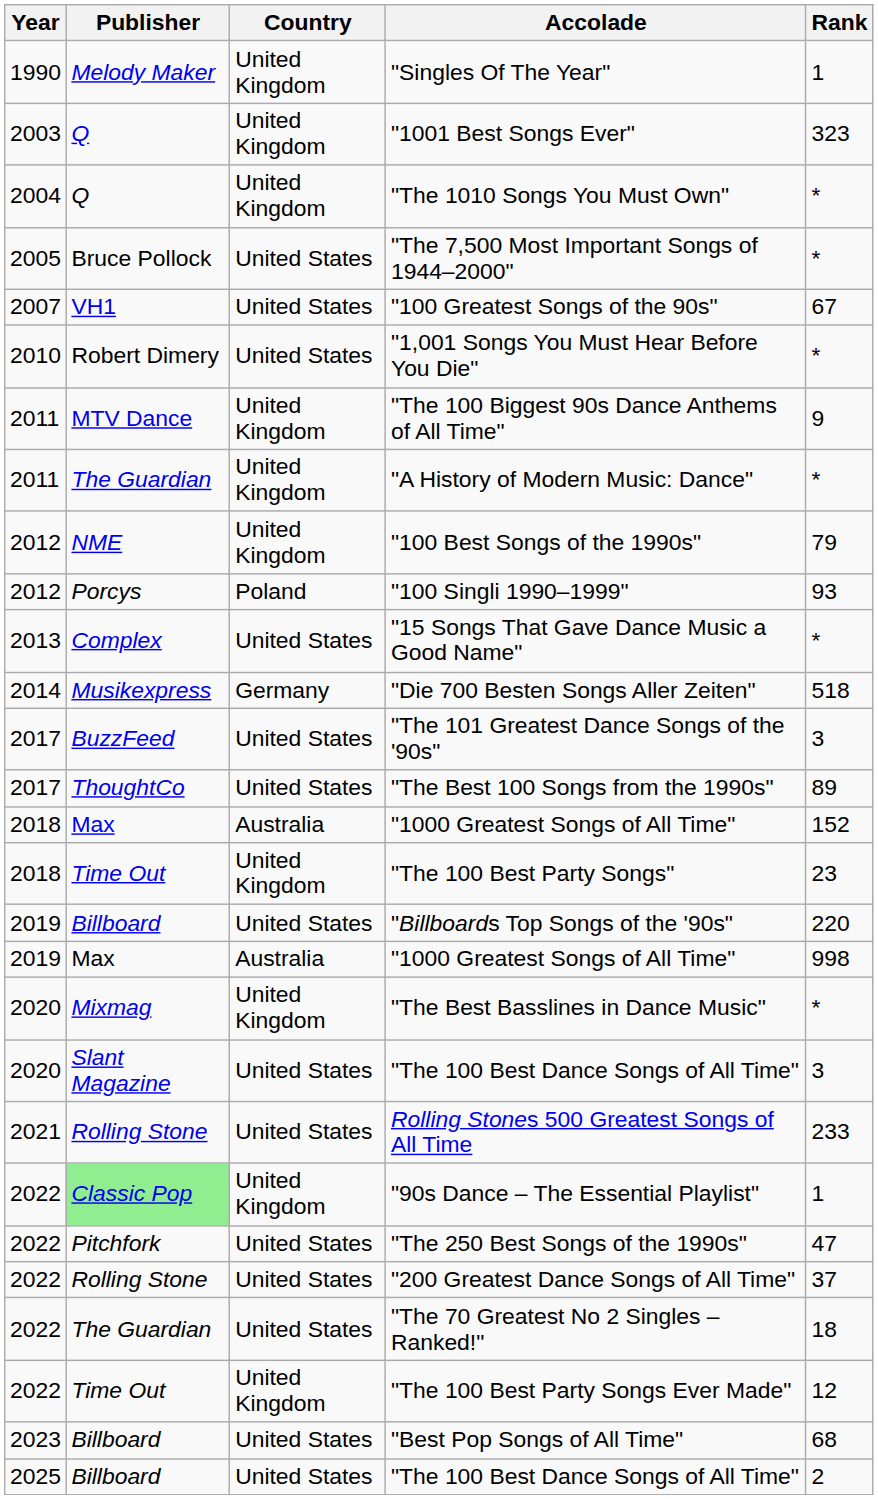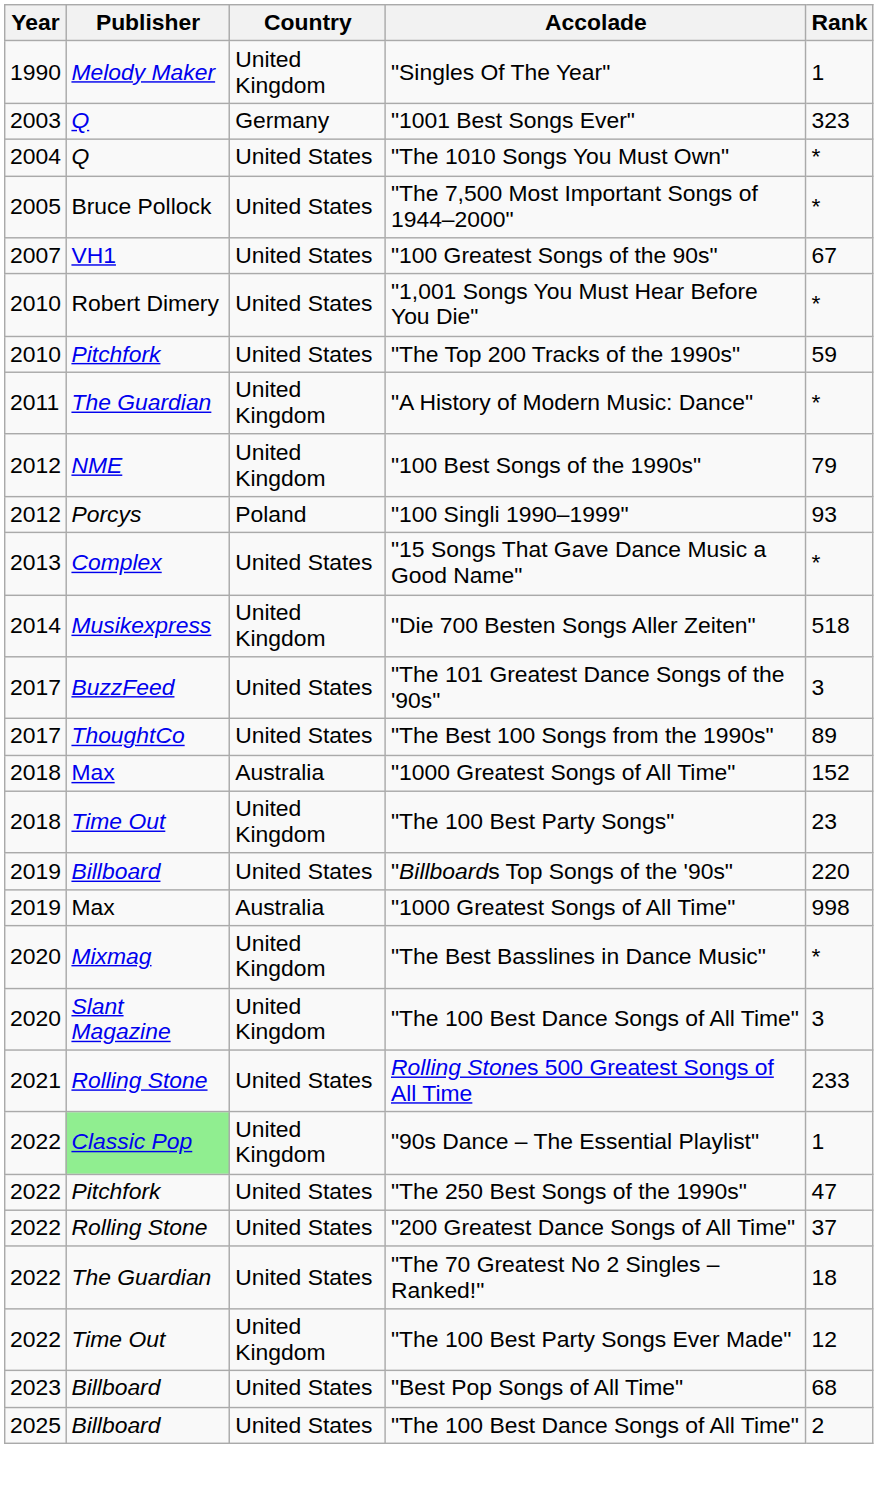(280, 133) United Kingdom -> (282, 120) Germany
(280, 195) United Kingdom -> (304, 157) United States
+ row: (35, 353)
- row: (35, 418)
(282, 689) Germany -> (280, 625) United Kingdom
(304, 1070) United States -> (280, 1018) United Kingdom
